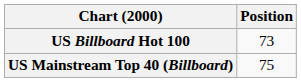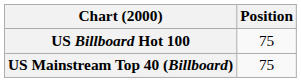(267, 41) 73 -> (267, 41) 75
